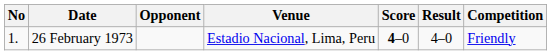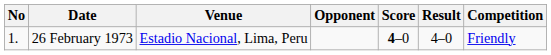columns swapped: (291, 15) <-> (170, 15)
